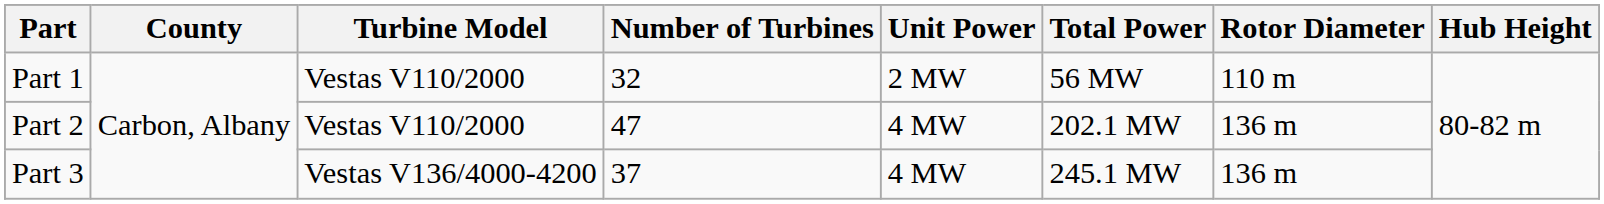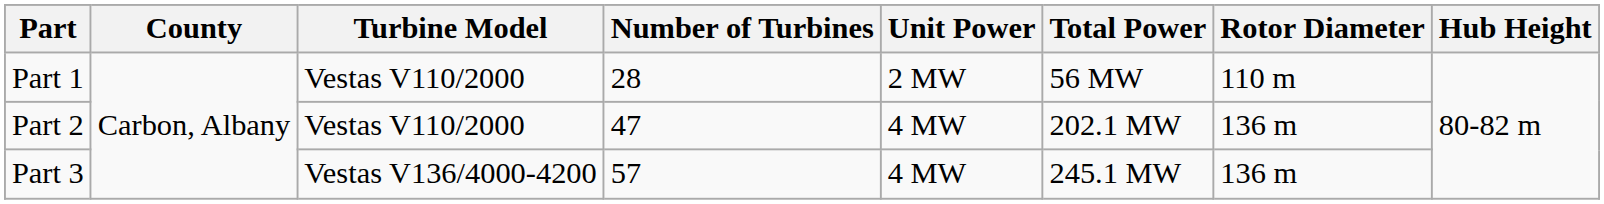(626, 76) 32 -> (626, 76) 28
(626, 173) 37 -> (626, 173) 57
